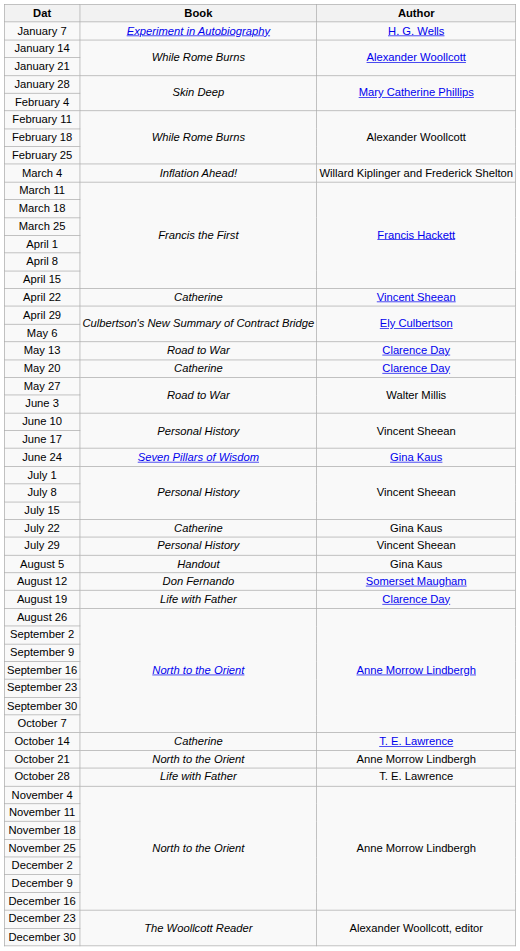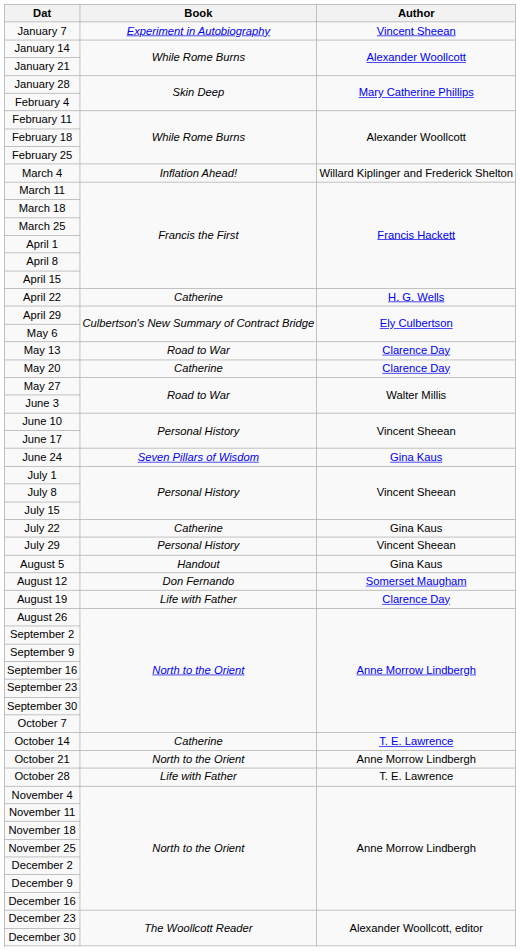(416, 31) H. G. Wells -> (416, 31) Vincent Sheean
(416, 297) Vincent Sheean -> (416, 297) H. G. Wells
